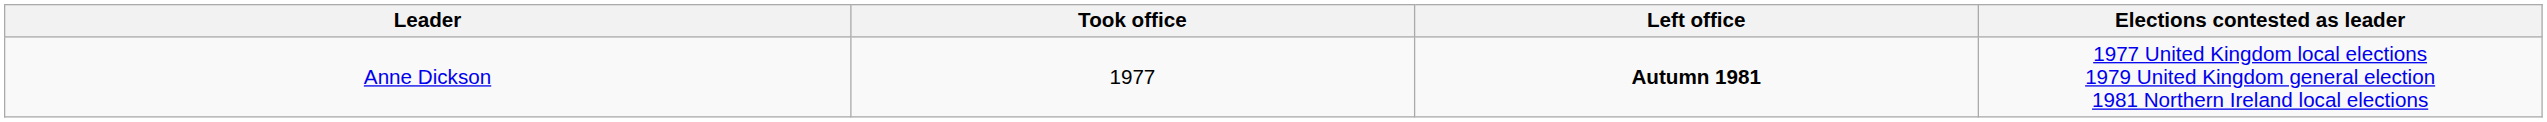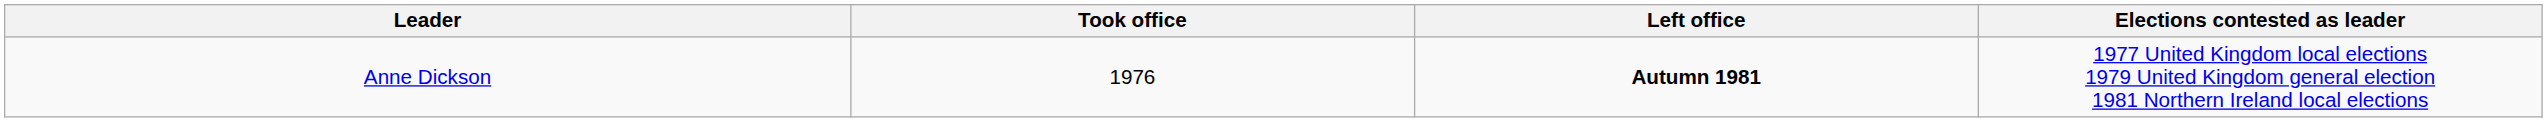(1132, 76) 1977 -> (1132, 76) 1976
